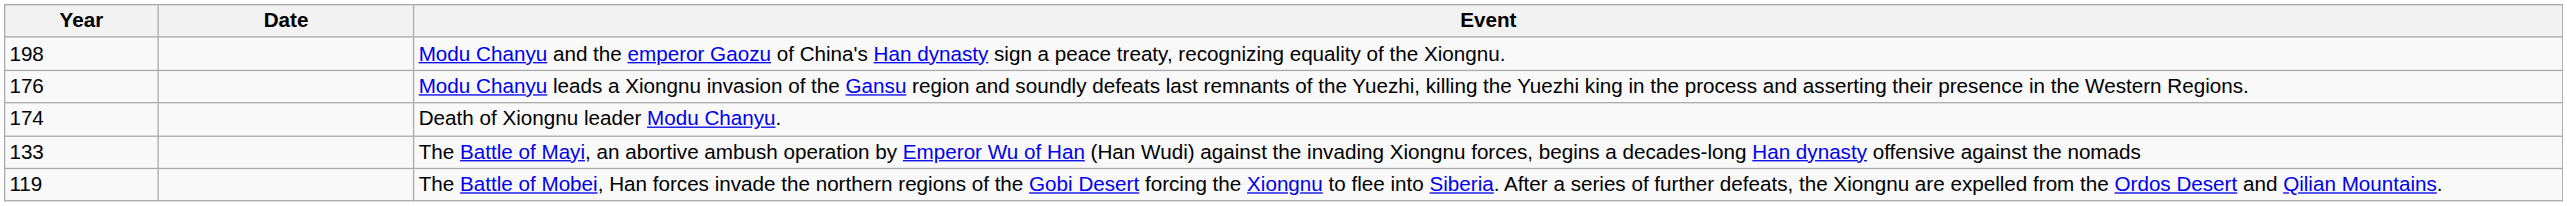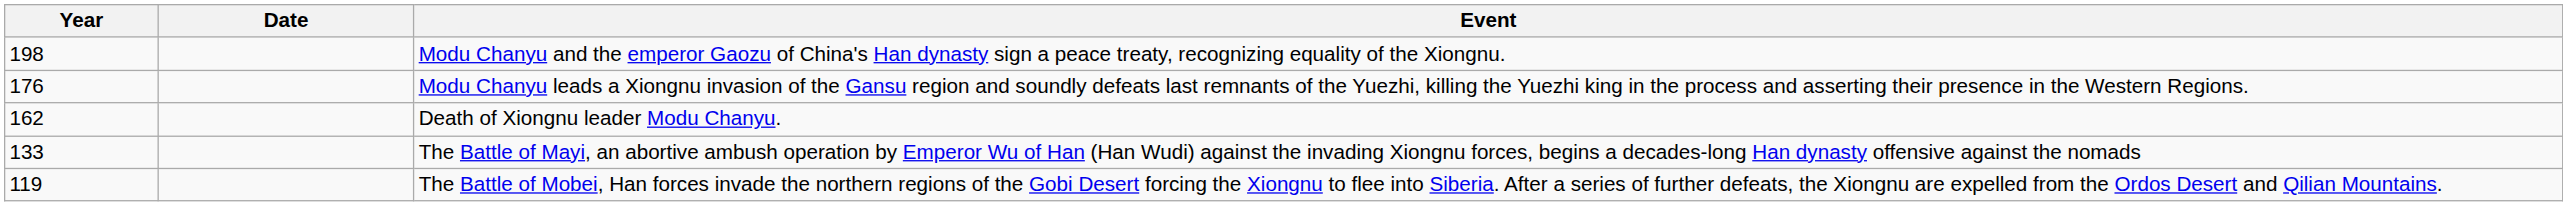(27, 119) 174 -> (27, 119) 162
